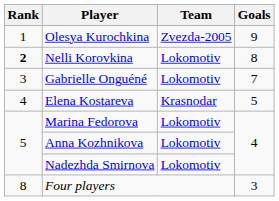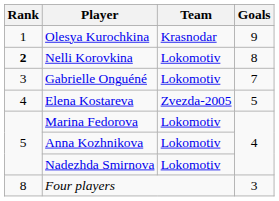(196, 36) Zvezda-2005 -> (189, 36) Krasnodar
(189, 100) Krasnodar -> (196, 100) Zvezda-2005
